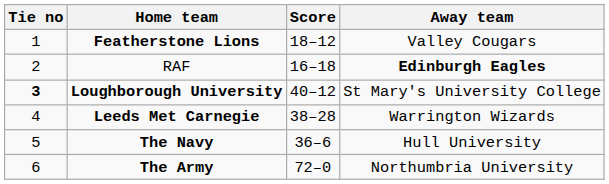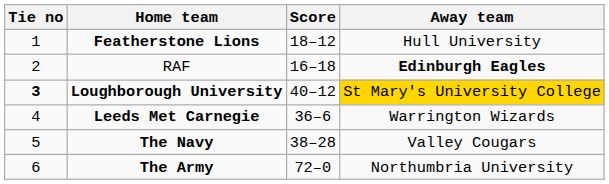(472, 42) Valley Cougars -> (472, 42) Hull University
(472, 92) no background -> (472, 92) gold background
(313, 117) 38–28 -> (313, 117) 36–6
(313, 142) 36–6 -> (313, 142) 38–28
(472, 142) Hull University -> (472, 142) Valley Cougars
